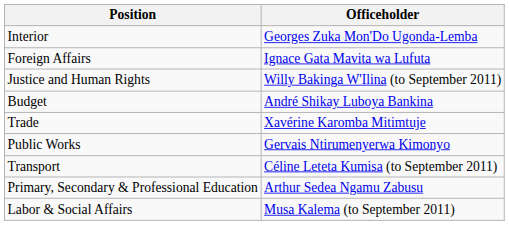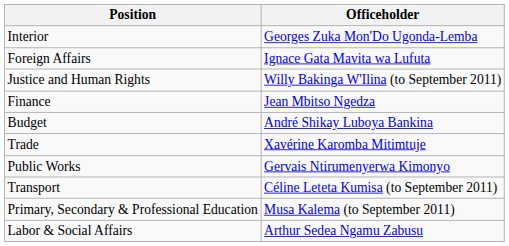+ row: (29, 101)
(344, 187) Arthur Sedea Ngamu Zabusu -> (359, 209) Musa Kalema (to September 2011)
(359, 209) Musa Kalema (to September 2011) -> (344, 230) Arthur Sedea Ngamu Zabusu
